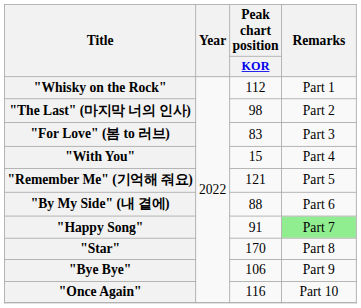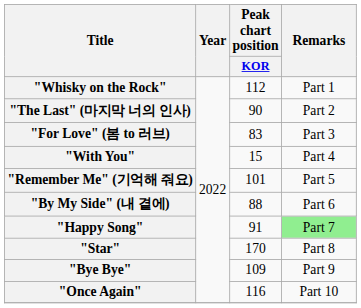(256, 110) 98 -> (256, 110) 90
(256, 180) 121 -> (256, 180) 101
(256, 270) 106 -> (256, 270) 109
